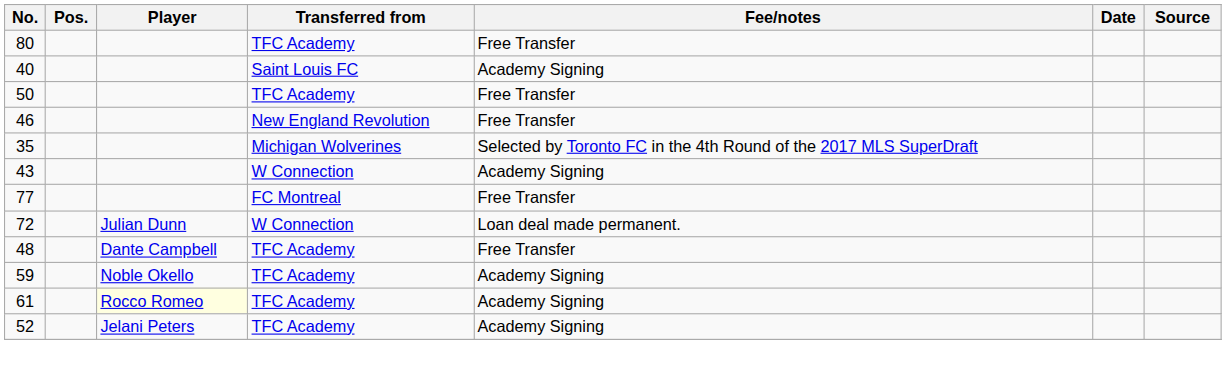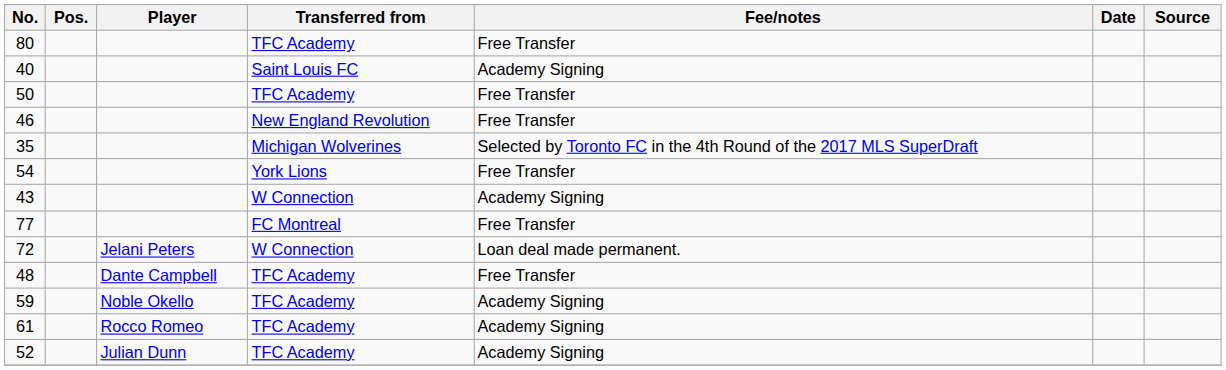+ row: (25, 172)
(143, 224) Julian Dunn -> (147, 249) Jelani Peters
(152, 301) lightyellow background -> (152, 327) no background
(147, 327) Jelani Peters -> (143, 352) Julian Dunn
